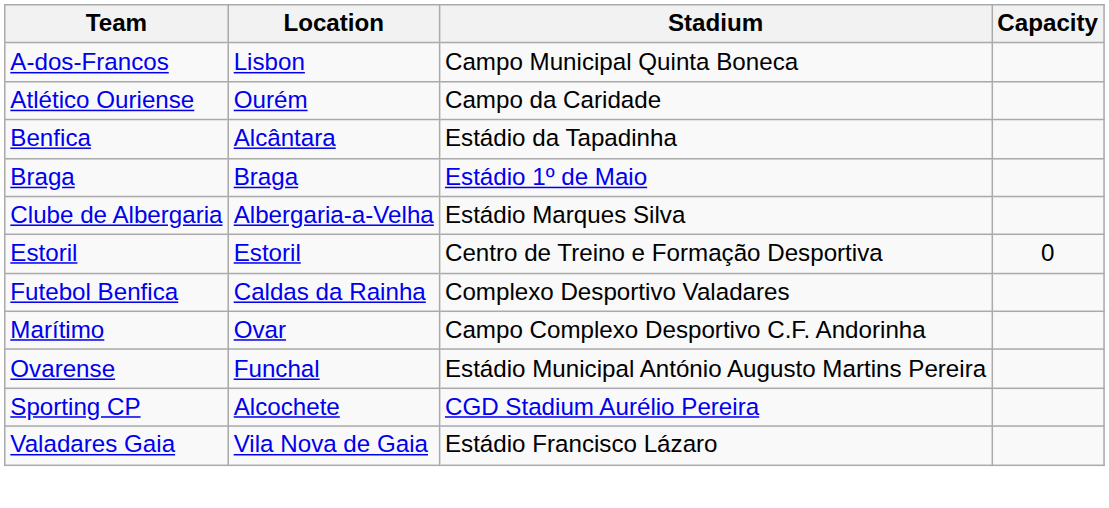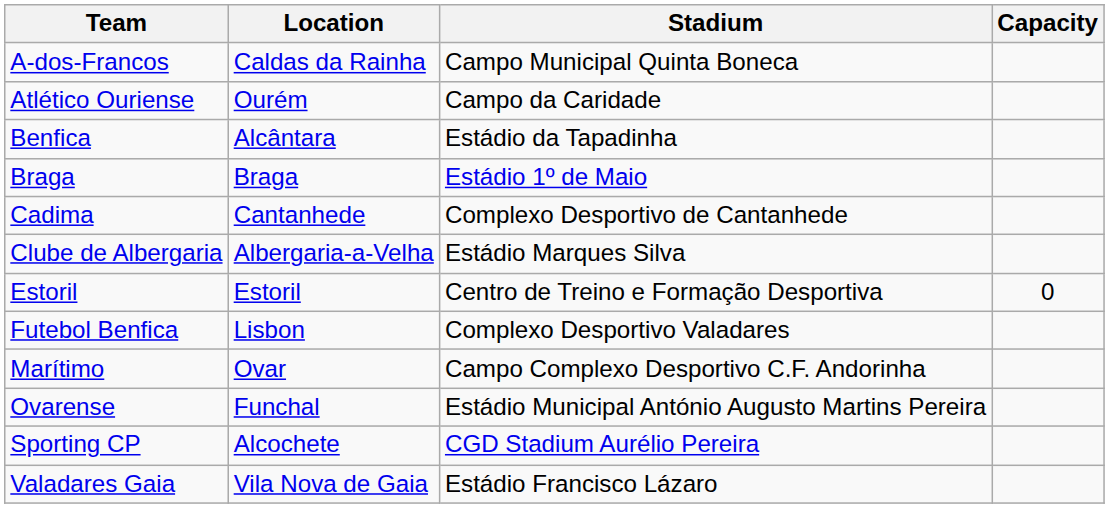(269, 61) Lisbon -> (330, 61) Caldas da Rainha
+ row: (52, 215)
(330, 291) Caldas da Rainha -> (269, 330) Lisbon
